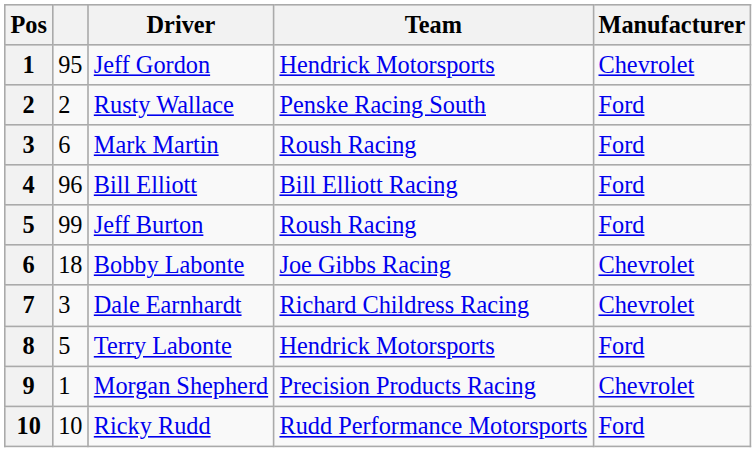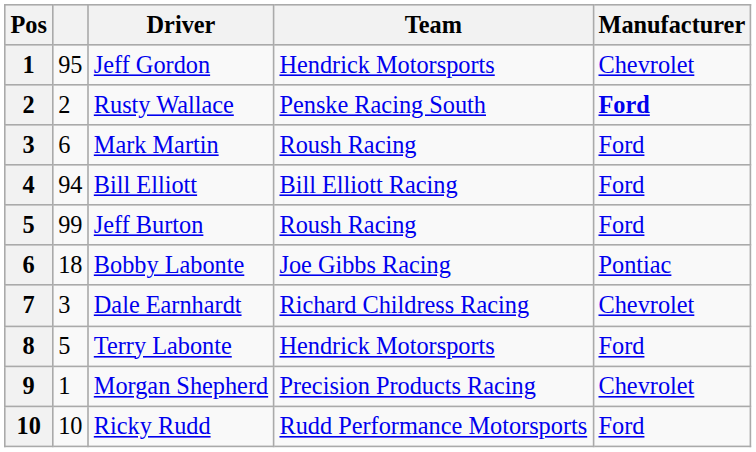(621, 104) normal -> (624, 104) bold
(70, 185) 96 -> (70, 185) 94
(646, 265) Chevrolet -> (635, 265) Pontiac
